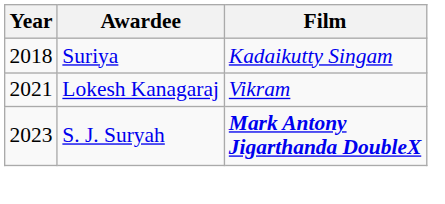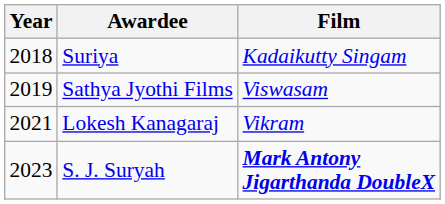+ row: (148, 89)
